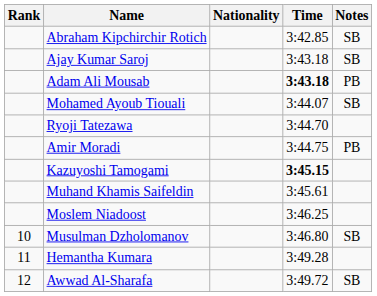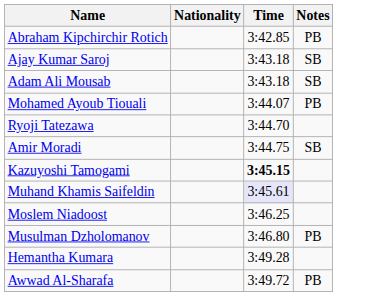- column: (24, 15)
(352, 37) SB -> (313, 37) PB
(307, 81) bold -> (268, 81) normal
(352, 81) PB -> (313, 81) SB
(352, 103) SB -> (313, 103) PB
(352, 147) PB -> (313, 147) SB
(307, 192) no background -> (268, 192) lavender background
(352, 236) SB -> (313, 236) PB
(352, 280) SB -> (313, 280) PB
